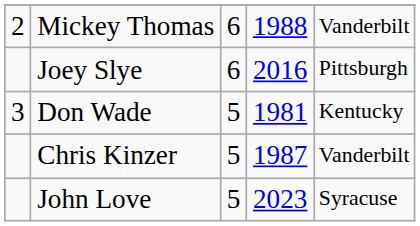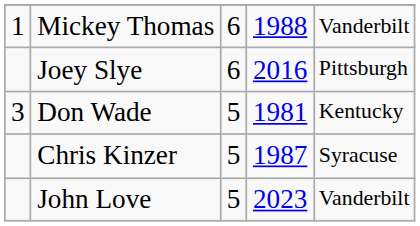(18, 26) 2 -> (18, 26) 1
(364, 155) Vanderbilt -> (358, 155) Syracuse
(358, 198) Syracuse -> (364, 198) Vanderbilt
